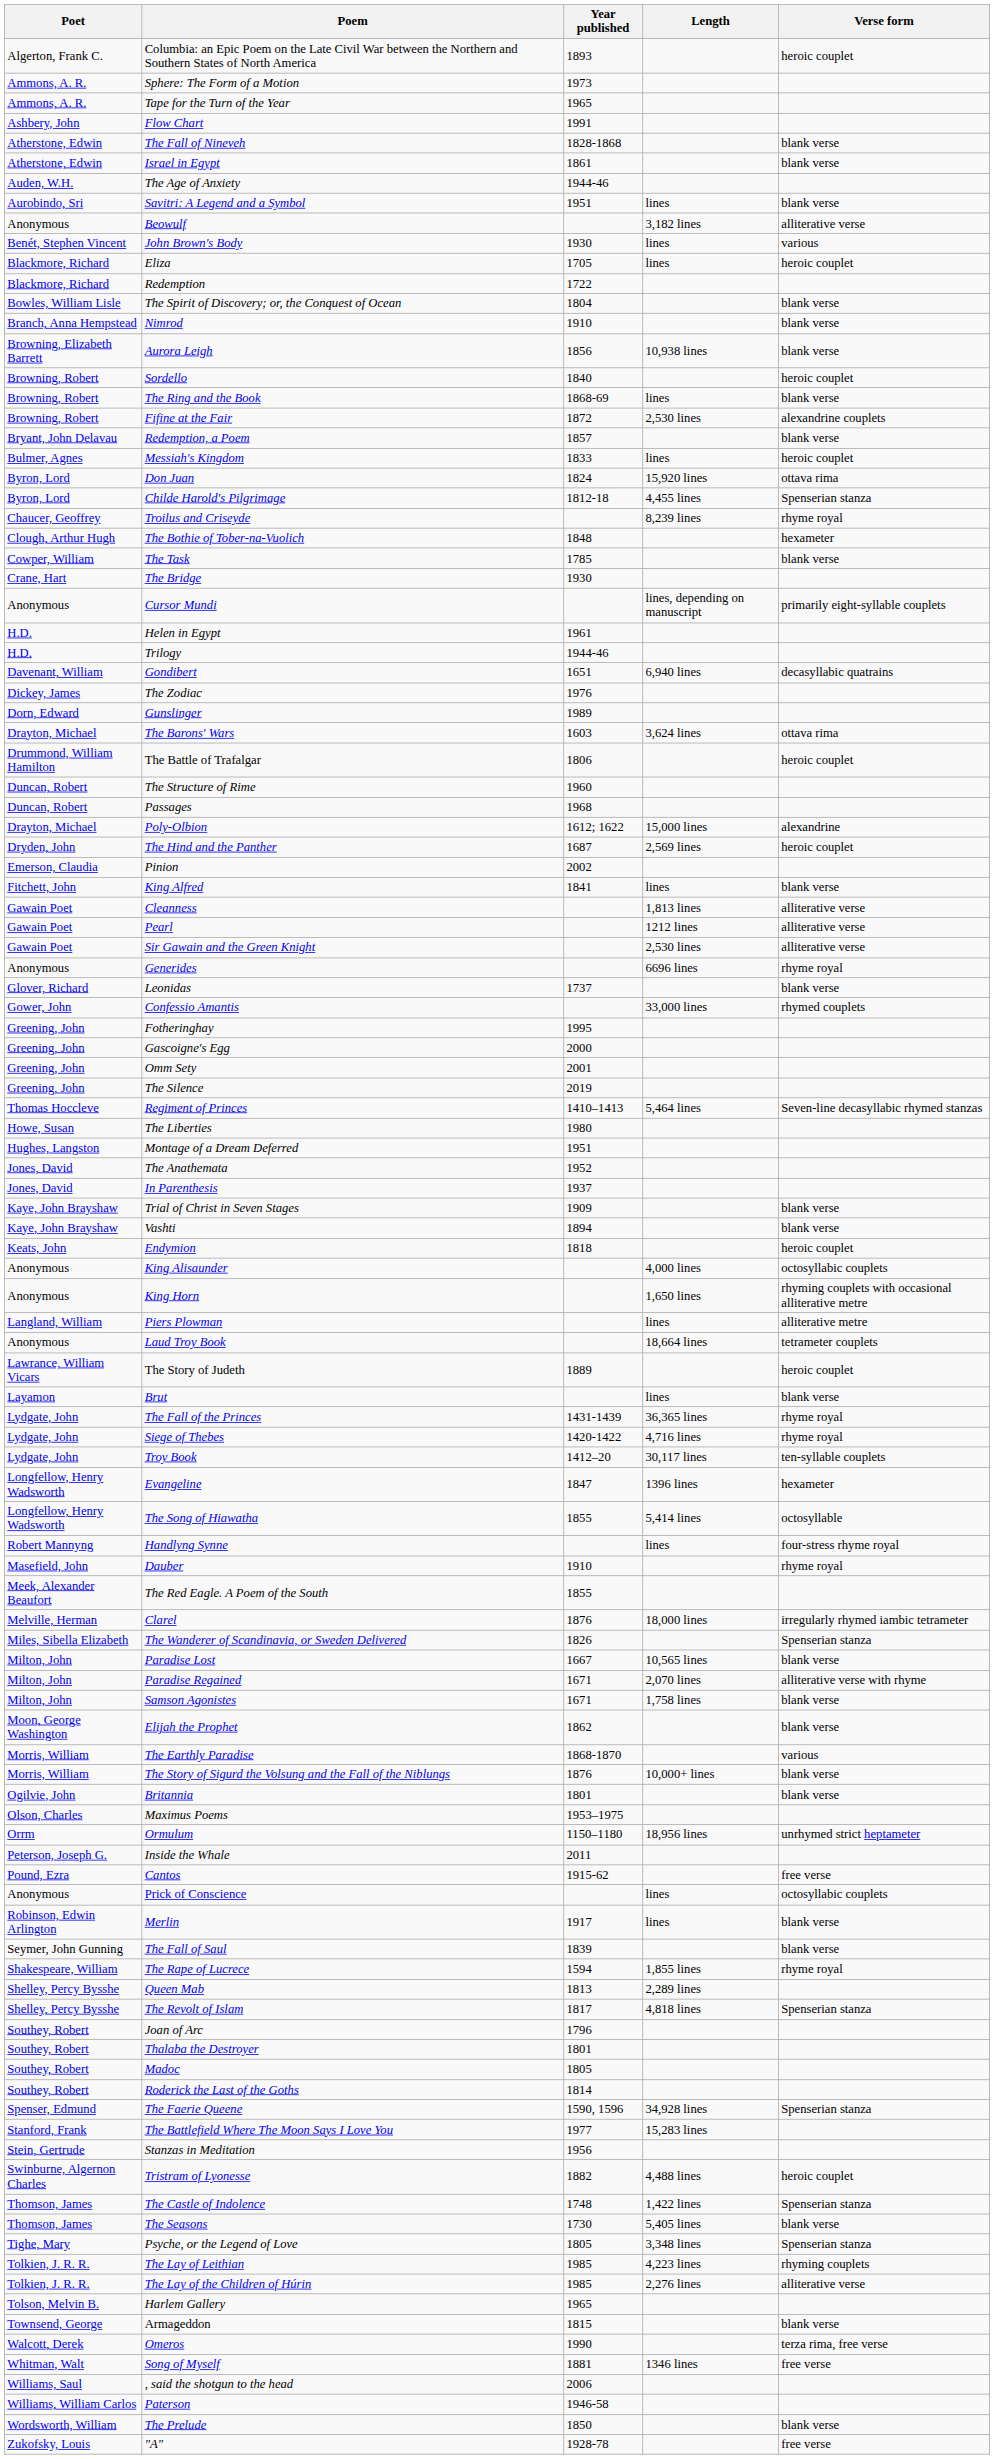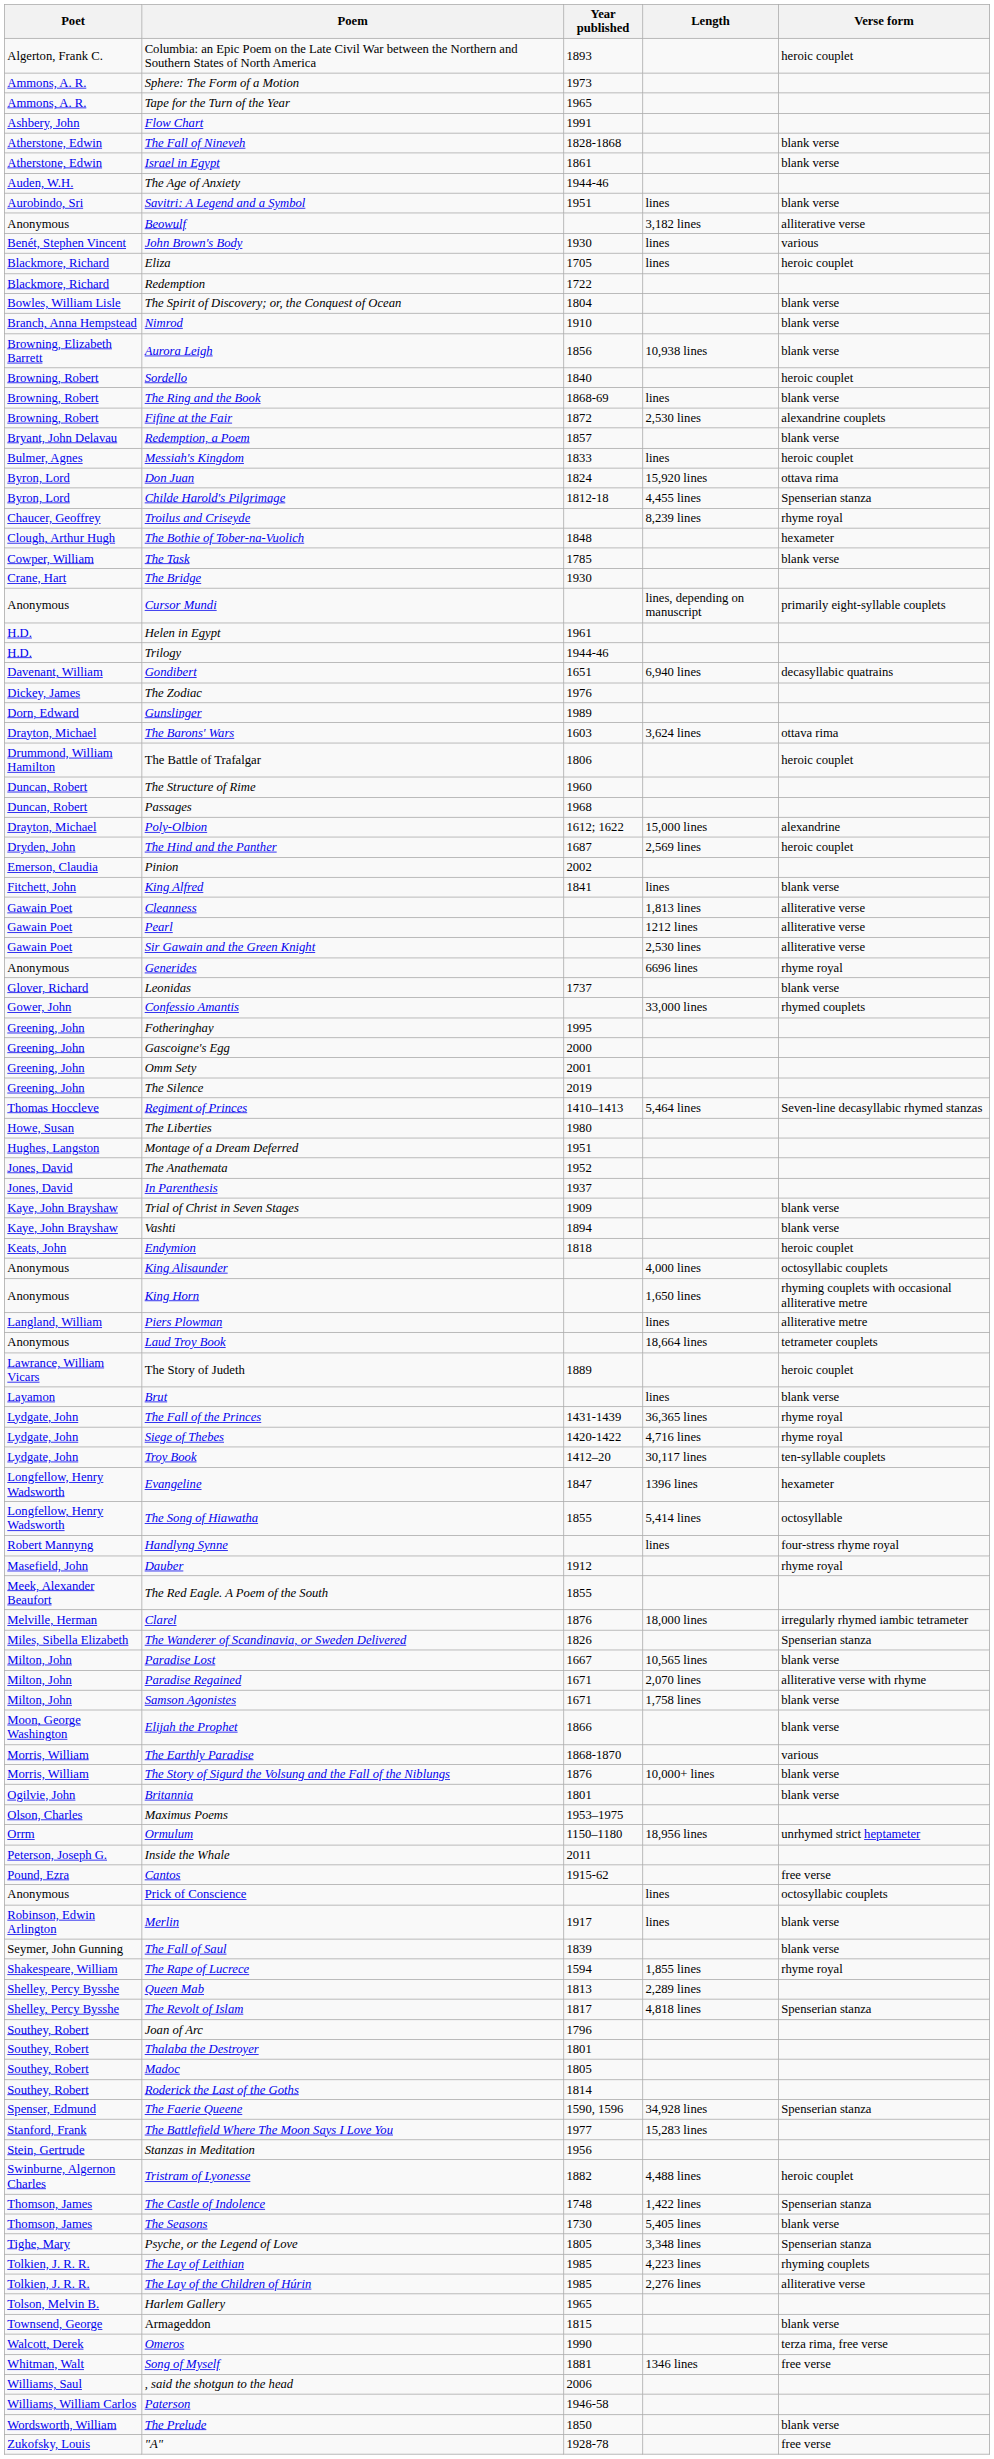(579, 1565) 1910 -> (579, 1565) 1912
(579, 1727) 1862 -> (579, 1727) 1866
